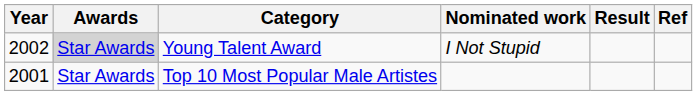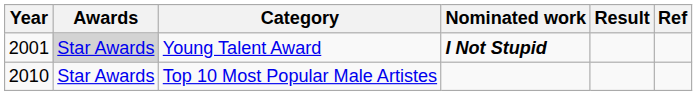(29, 47) 2002 -> (29, 47) 2001
(493, 47) normal -> (496, 47) bold
(29, 76) 2001 -> (29, 76) 2010
